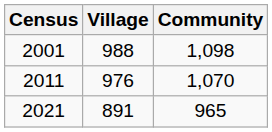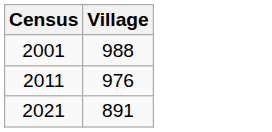- column: (210, 19)
